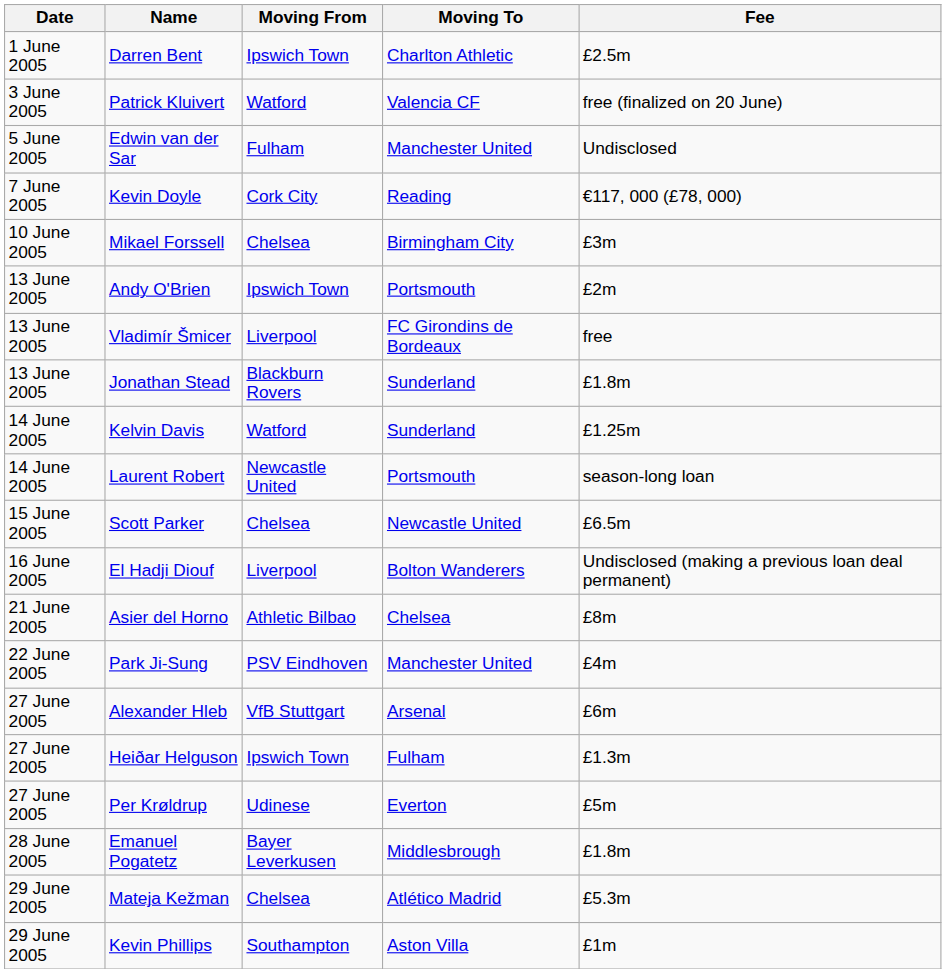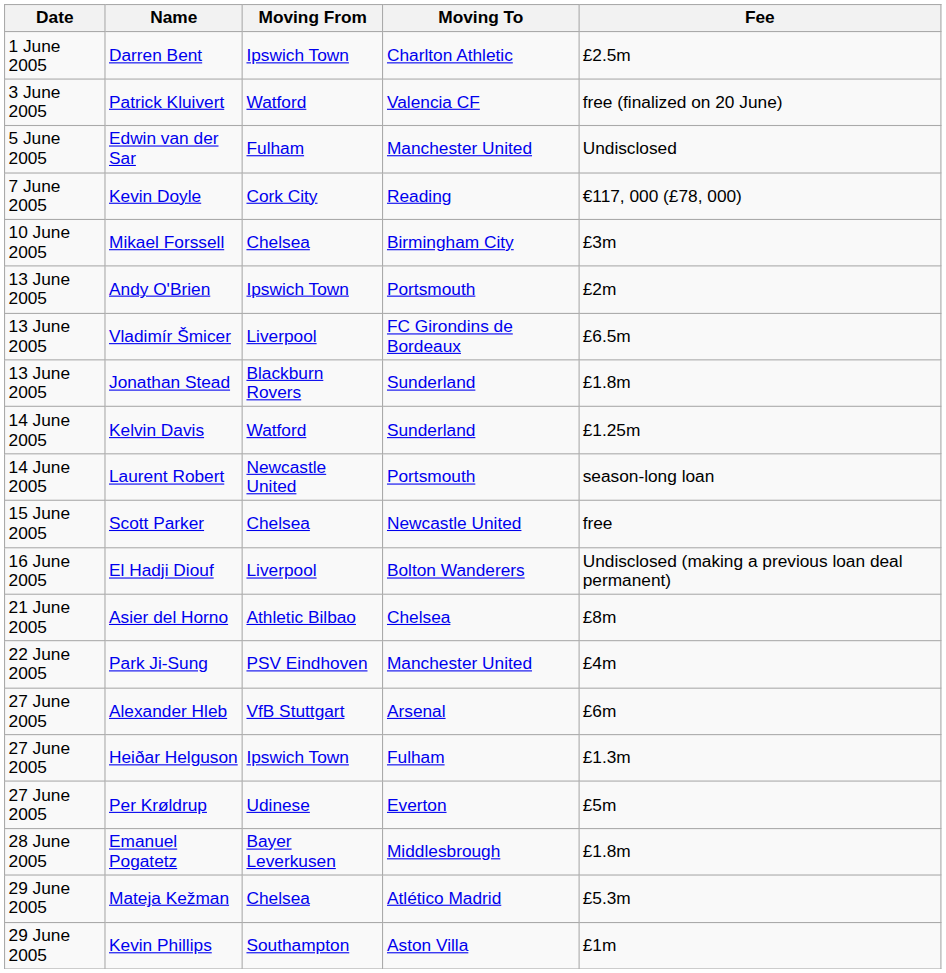(598, 336) free -> (607, 336) £6.5m
(607, 523) £6.5m -> (598, 523) free
